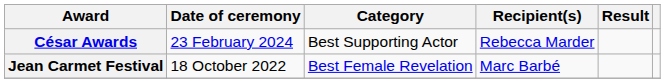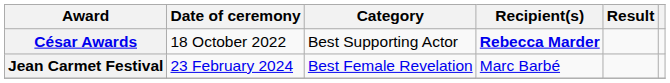(232, 41) 23 February 2024 -> (228, 41) 18 October 2022
(537, 41) normal -> (540, 41) bold
(228, 66) 18 October 2022 -> (232, 66) 23 February 2024
